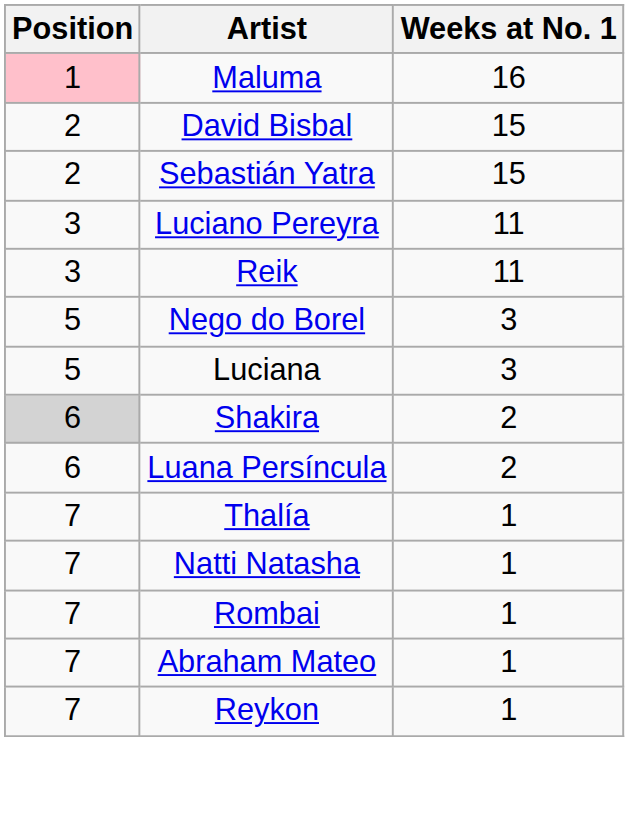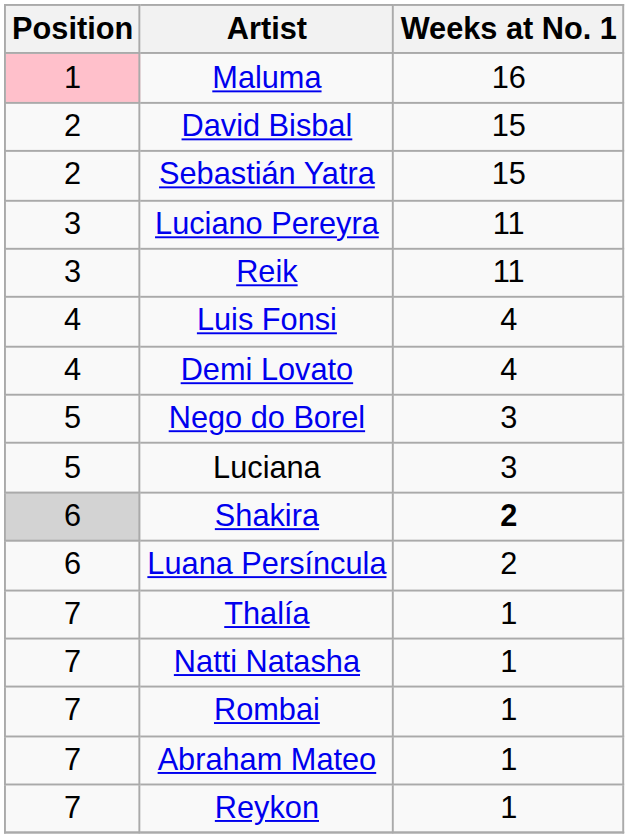+ row: (267, 321)
+ row: (267, 369)
(509, 418) normal -> (509, 516) bold
